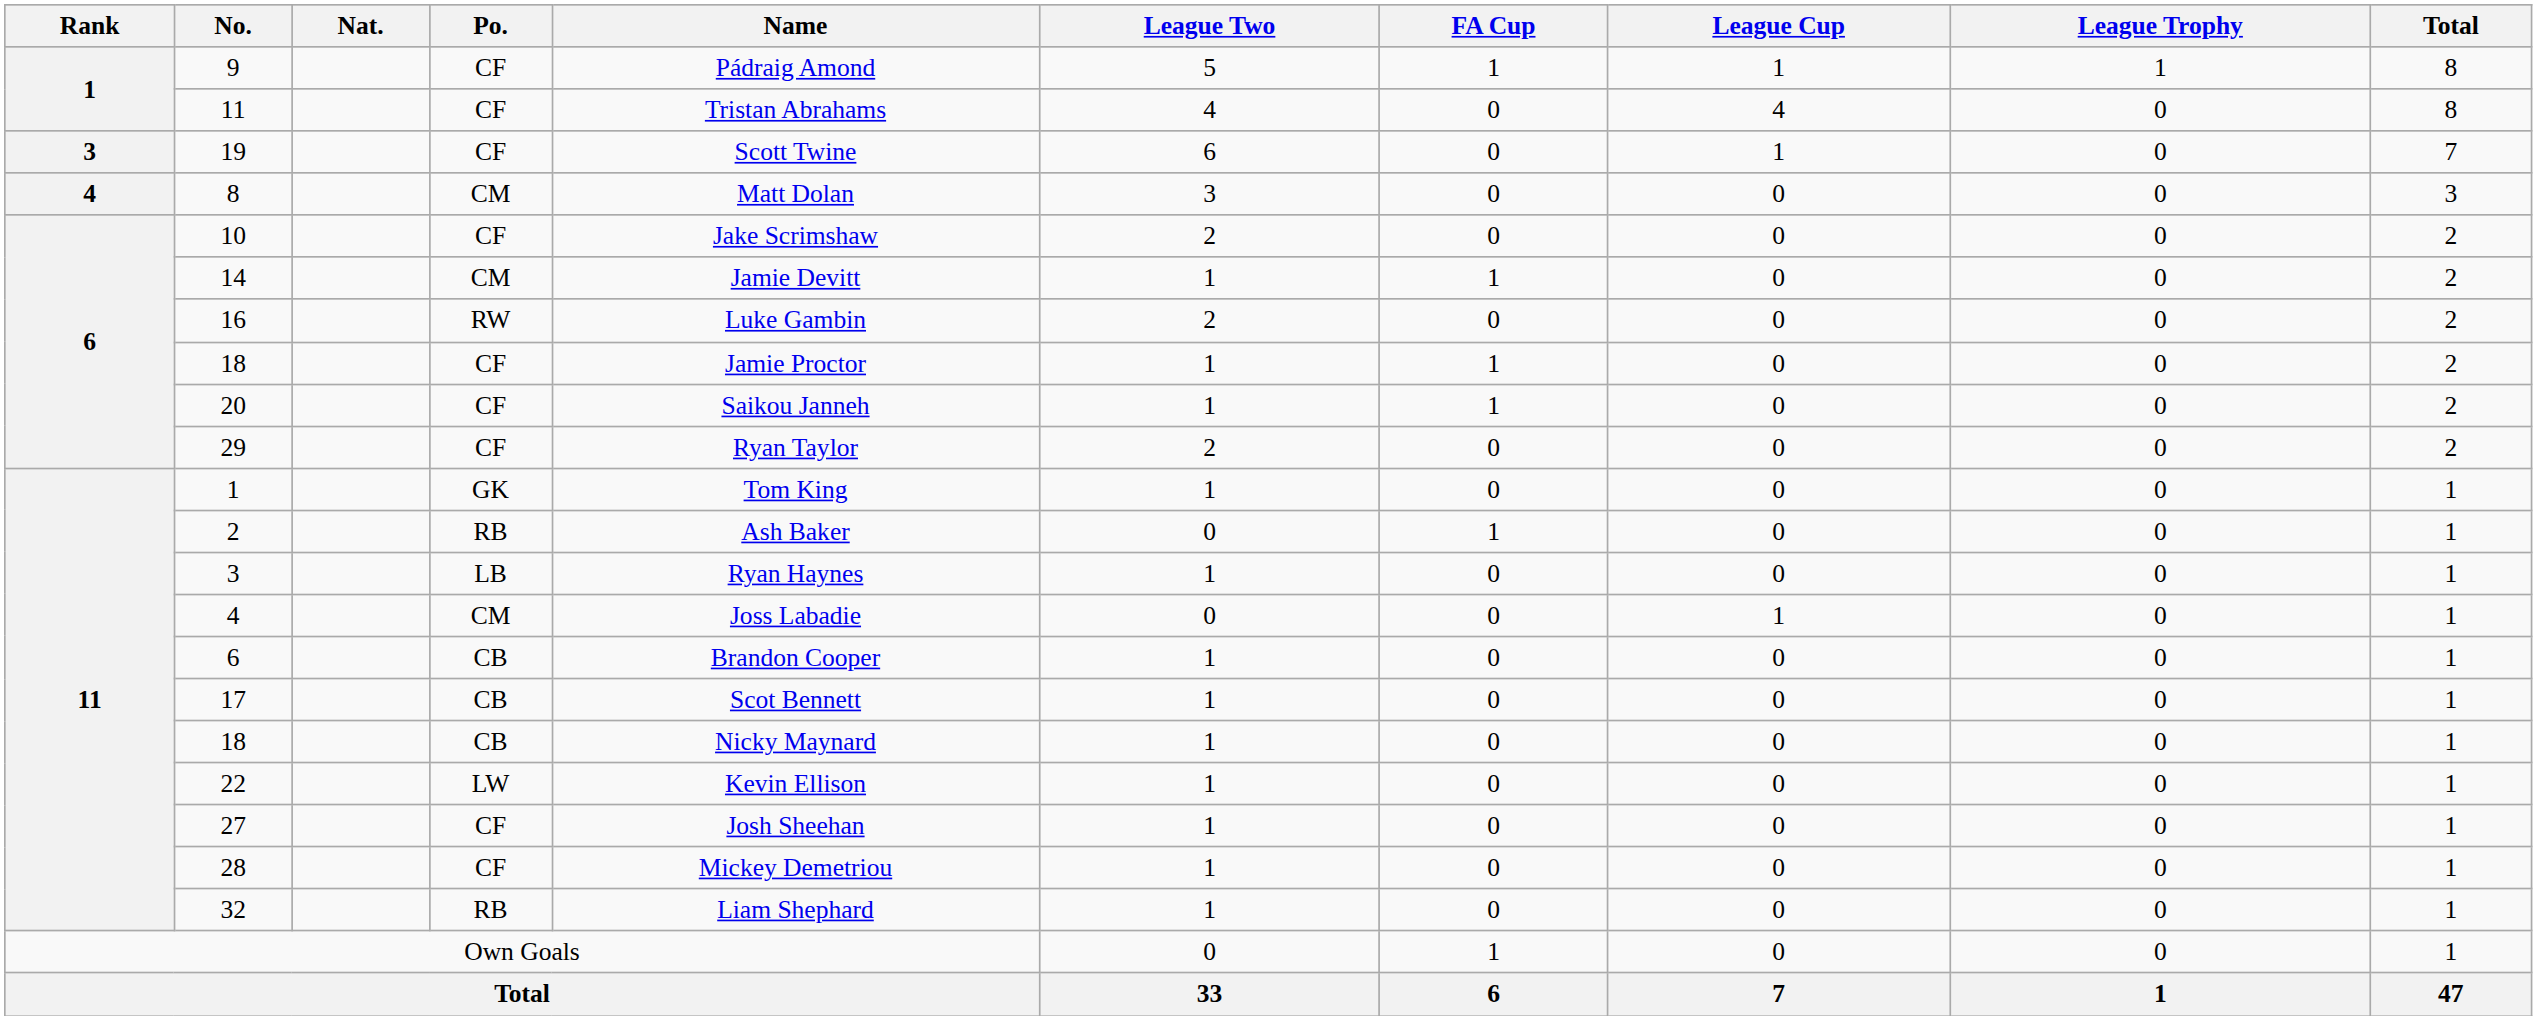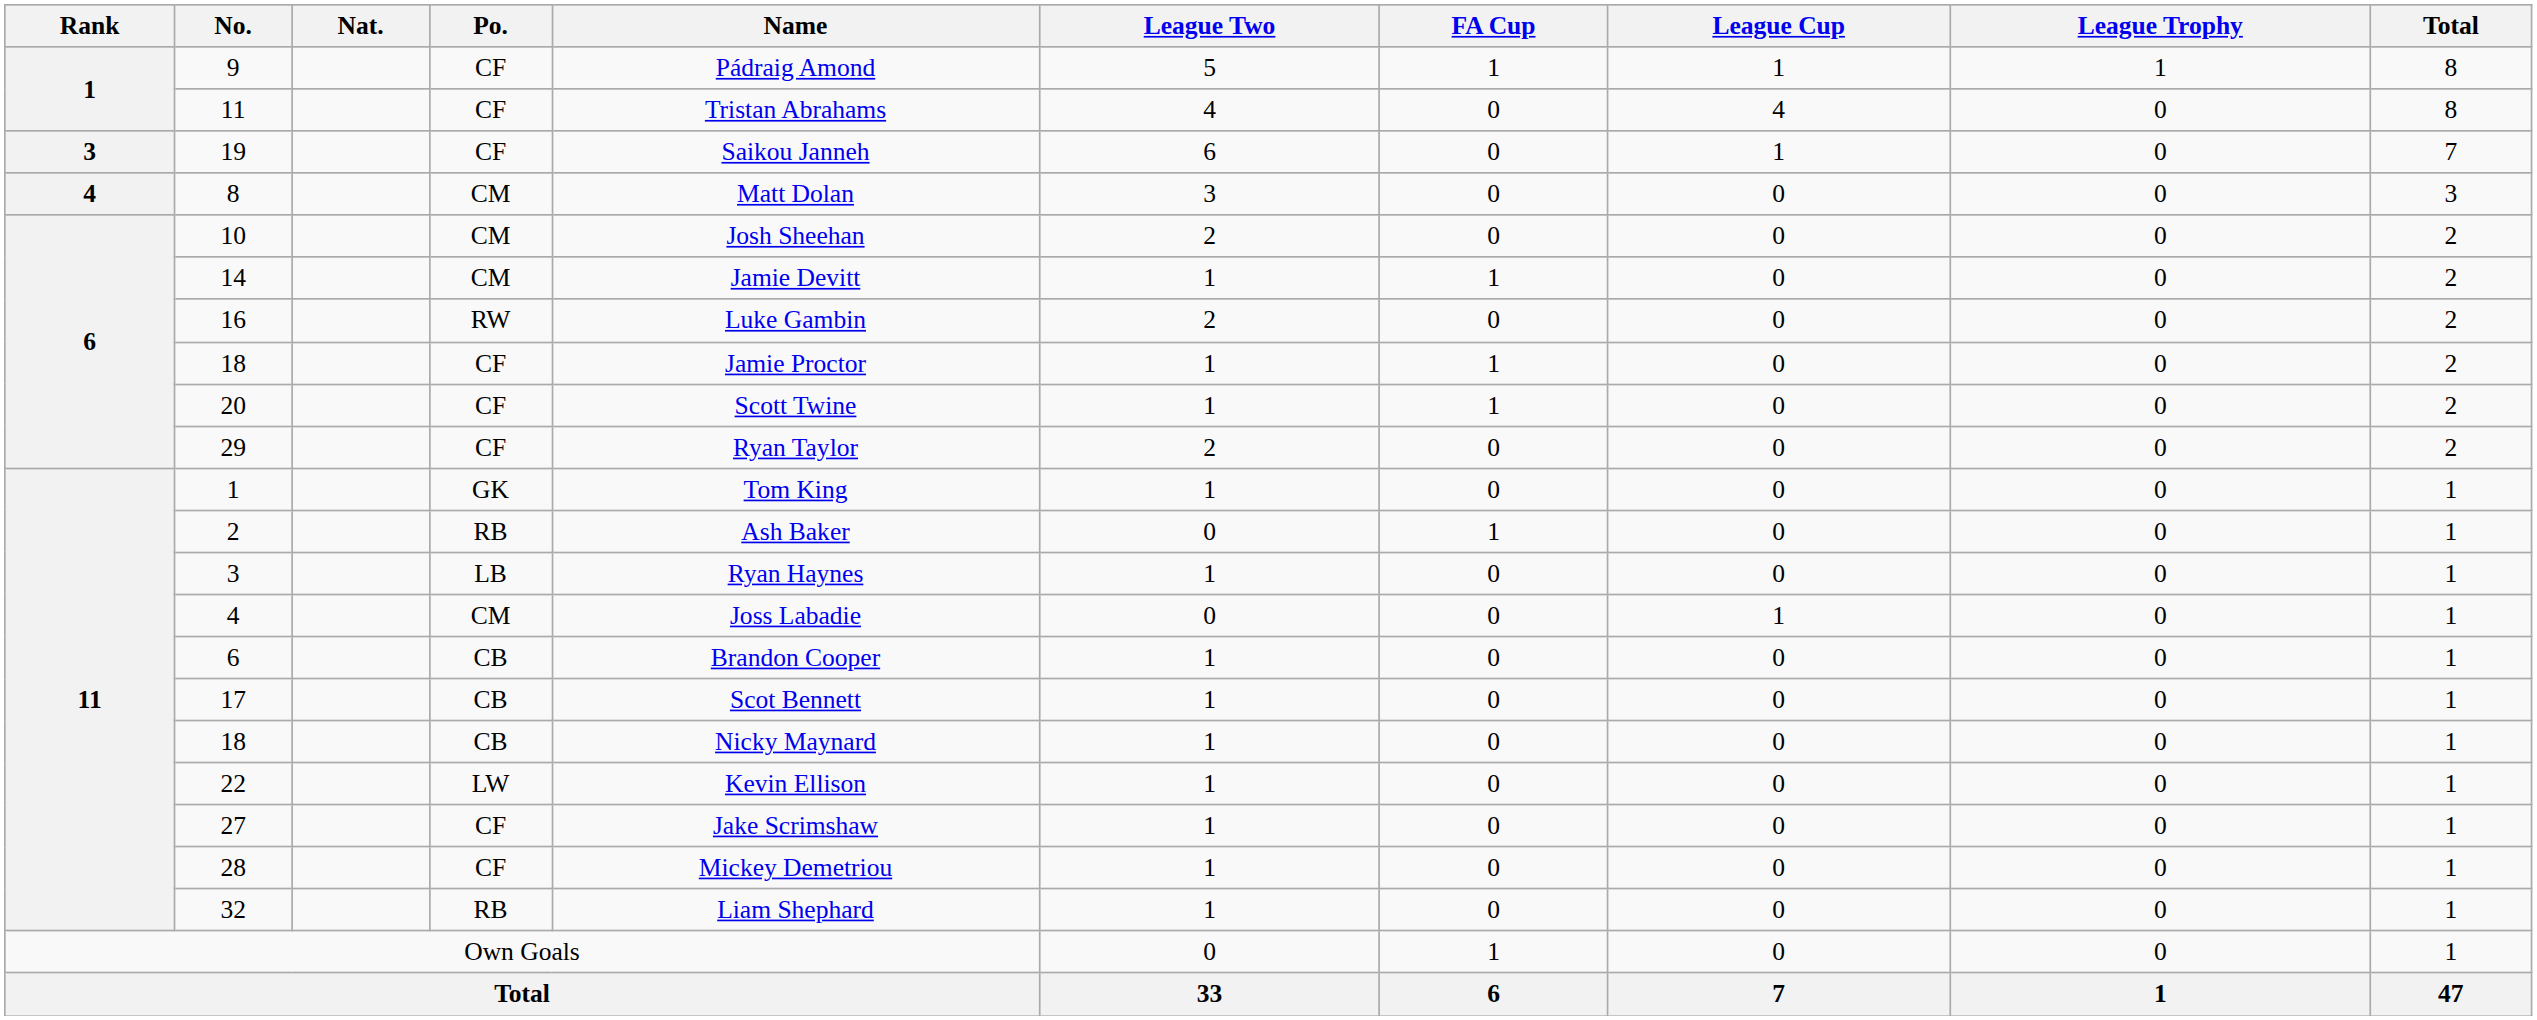(796, 152) Scott Twine -> (796, 152) Saikou Janneh
(491, 236) CF -> (491, 236) CM
(795, 236) Jake Scrimshaw -> (796, 236) Josh Sheehan
(796, 404) Saikou Janneh -> (796, 404) Scott Twine
(796, 825) Josh Sheehan -> (795, 825) Jake Scrimshaw
